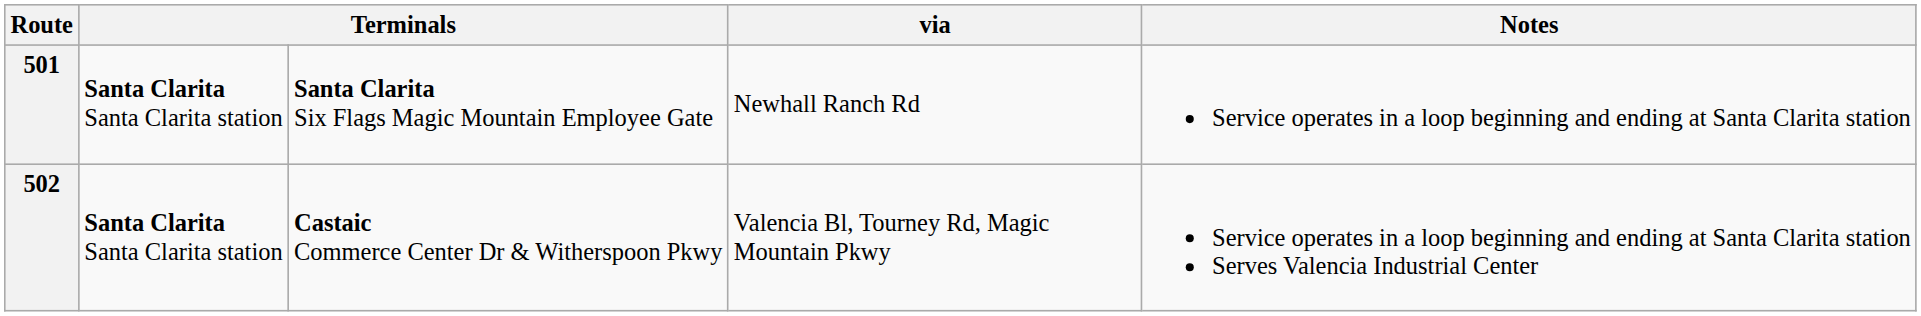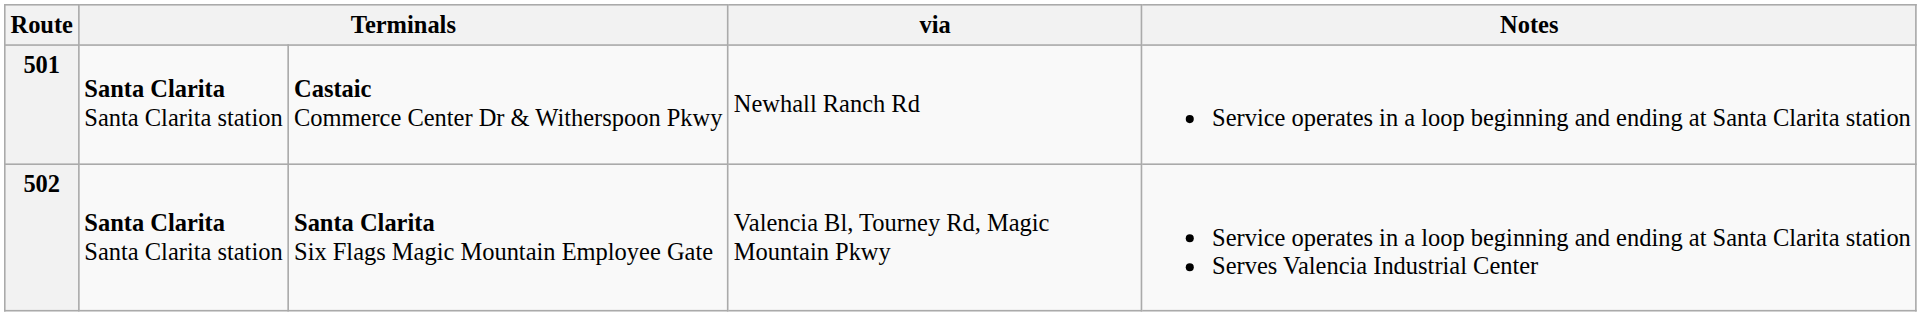(504, 104) Santa Clarita Six Flags Magic Mountain Employee Gate -> (508, 104) Castaic Commerce Center Dr & Witherspoon Pkwy
(508, 236) Castaic Commerce Center Dr & Witherspoon Pkwy -> (504, 236) Santa Clarita Six Flags Magic Mountain Employee Gate
